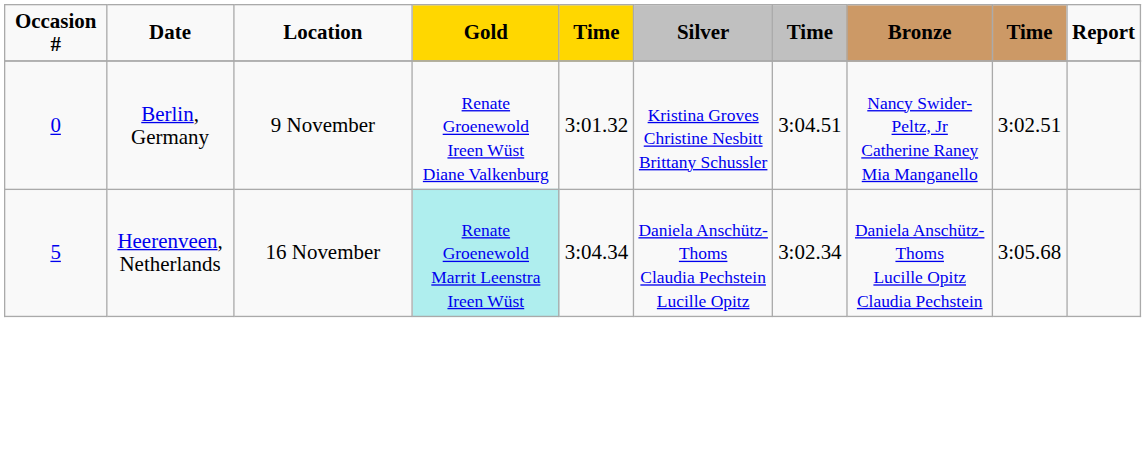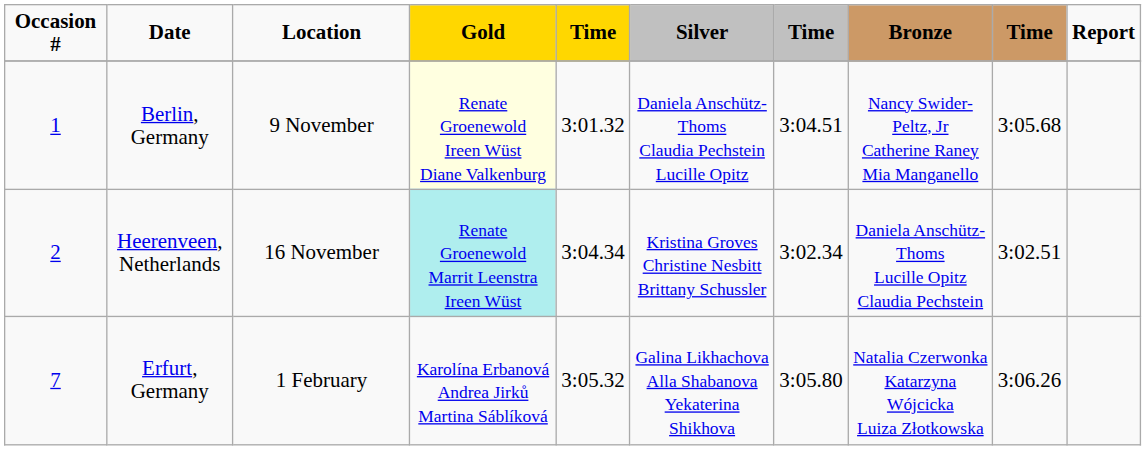(56, 125) 0 -> (56, 125) 1
(486, 138) no background -> (483, 138) lightyellow background
(703, 138) Kristina Groves Christine Nesbitt Brittany Schussler -> (702, 138) Daniela Anschütz-Thoms Claudia Pechstein Lucille Opitz
(1030, 125) 3:02.51 -> (1030, 125) 3:05.68
(56, 252) 5 -> (56, 252) 2
(703, 265) Daniela Anschütz-Thoms Claudia Pechstein Lucille Opitz -> (702, 265) Kristina Groves Christine Nesbitt Brittany Schussler
(1030, 252) 3:05.68 -> (1030, 252) 3:02.51
+ row: (170, 380)
